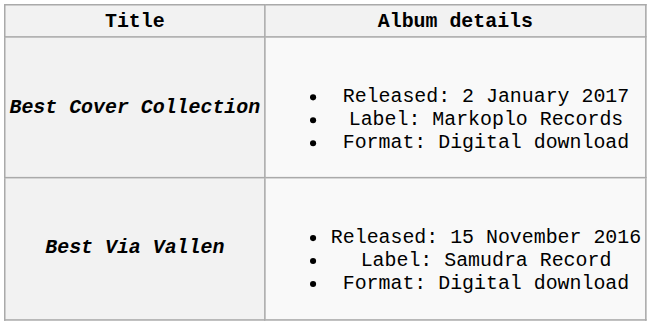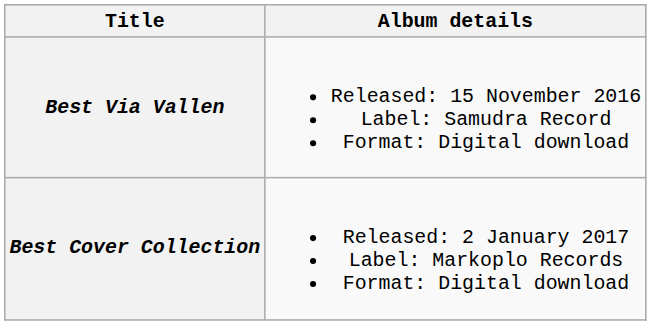rows swapped: (135, 249) <-> (135, 108)
